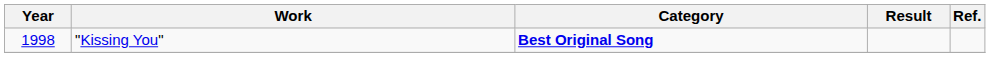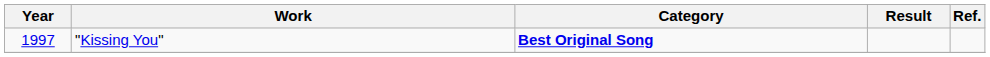(38, 40) 1998 -> (38, 40) 1997
